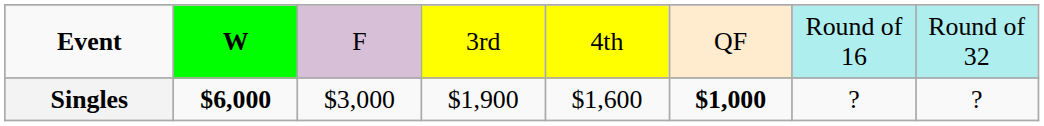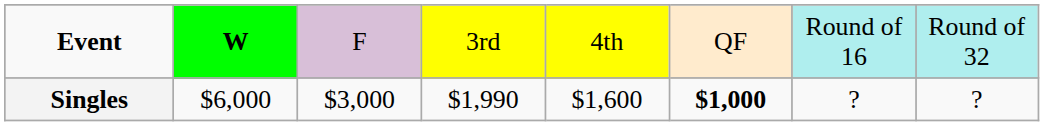(236, 99) bold -> (236, 99) normal
(483, 99) $1,900 -> (483, 99) $1,990
